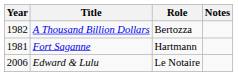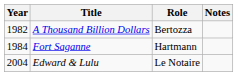(17, 46) 1981 -> (17, 46) 1984
(17, 63) 2006 -> (17, 63) 2004
